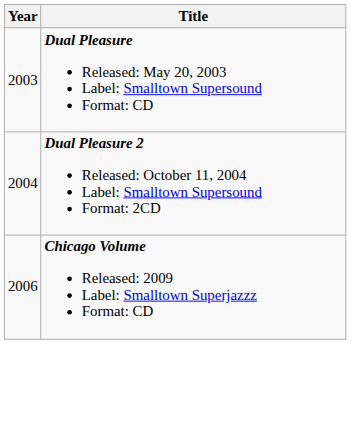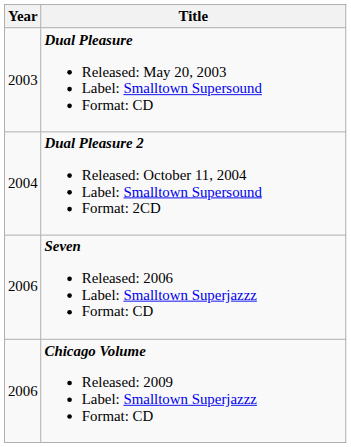+ row: (193, 280)
